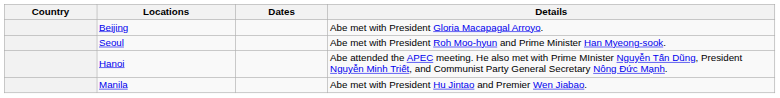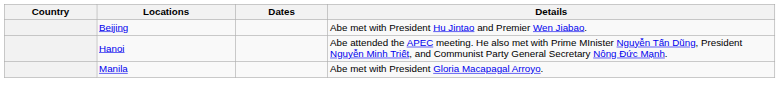(437, 27) Abe met with President Gloria Macapagal Arroyo. -> (459, 27) Abe met with President Hu Jintao and Premier Wen Jiabao.
- row: (111, 43)
(459, 85) Abe met with President Hu Jintao and Premier Wen Jiabao. -> (437, 69) Abe met with President Gloria Macapagal Arroyo.
